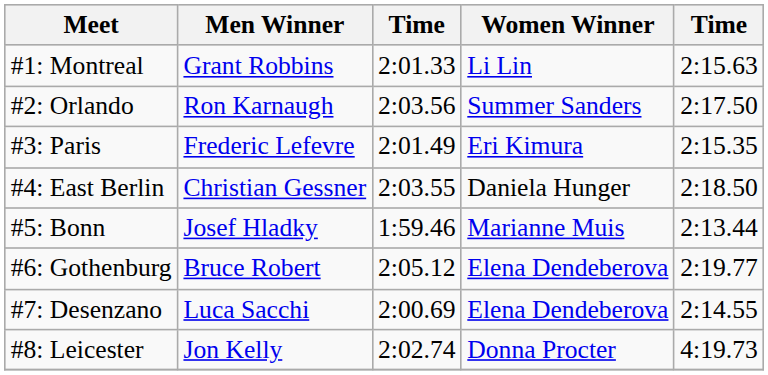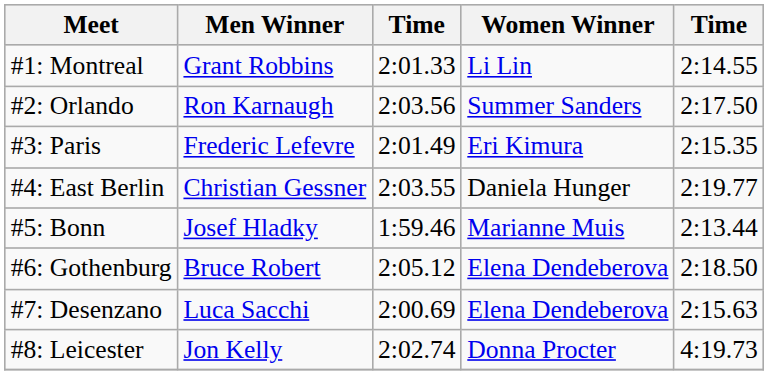(719, 65) 2:15.63 -> (719, 65) 2:14.55
(719, 187) 2:18.50 -> (719, 187) 2:19.77
(719, 268) 2:19.77 -> (719, 268) 2:18.50
(719, 308) 2:14.55 -> (719, 308) 2:15.63
